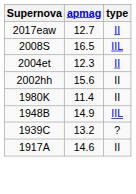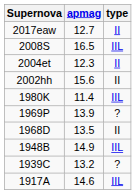(117, 97) II -> (117, 97) IIL
+ row: (34, 114)
+ row: (34, 131)
(117, 148) II -> (117, 182) IIL
